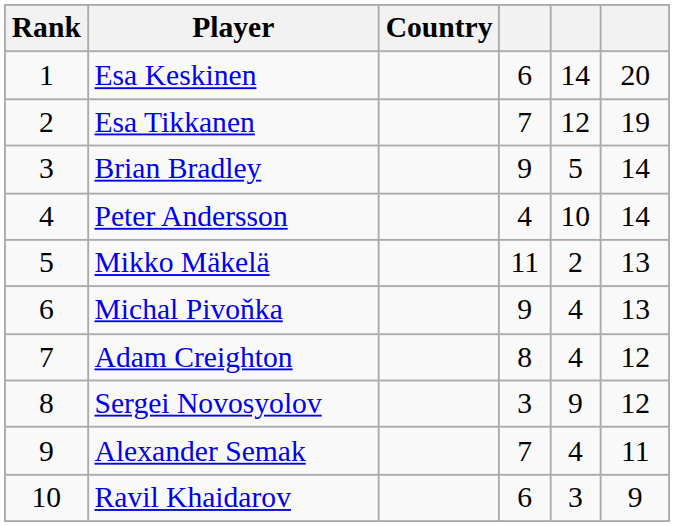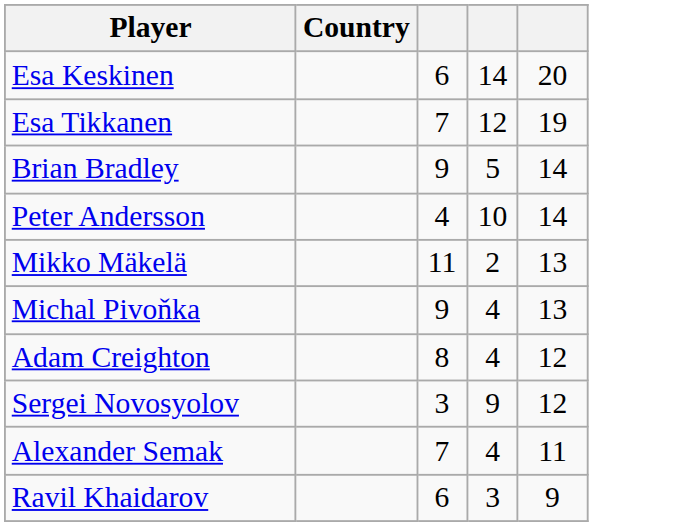- column: (46, 27)
